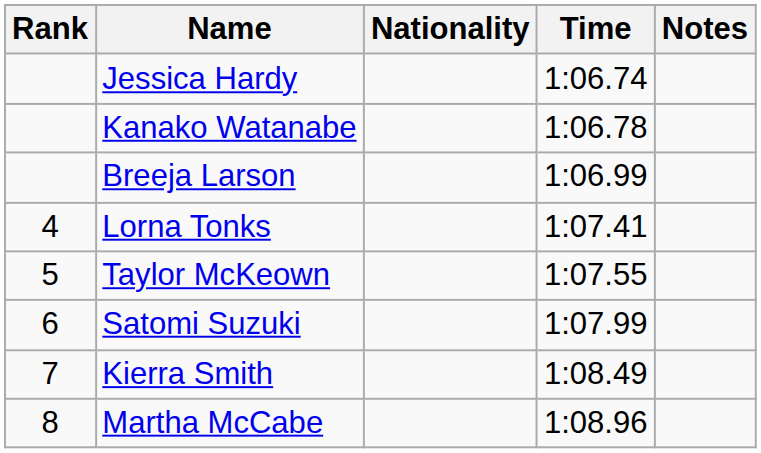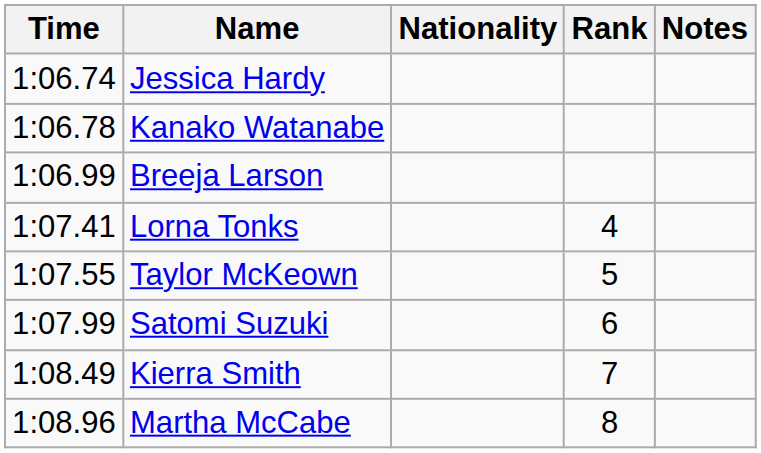columns swapped: (50, 29) <-> (596, 29)
